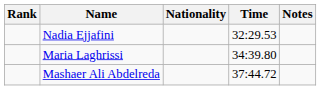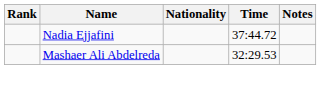(254, 34) 32:29.53 -> (254, 34) 37:44.72
- row: (83, 54)
(254, 74) 37:44.72 -> (254, 54) 32:29.53
